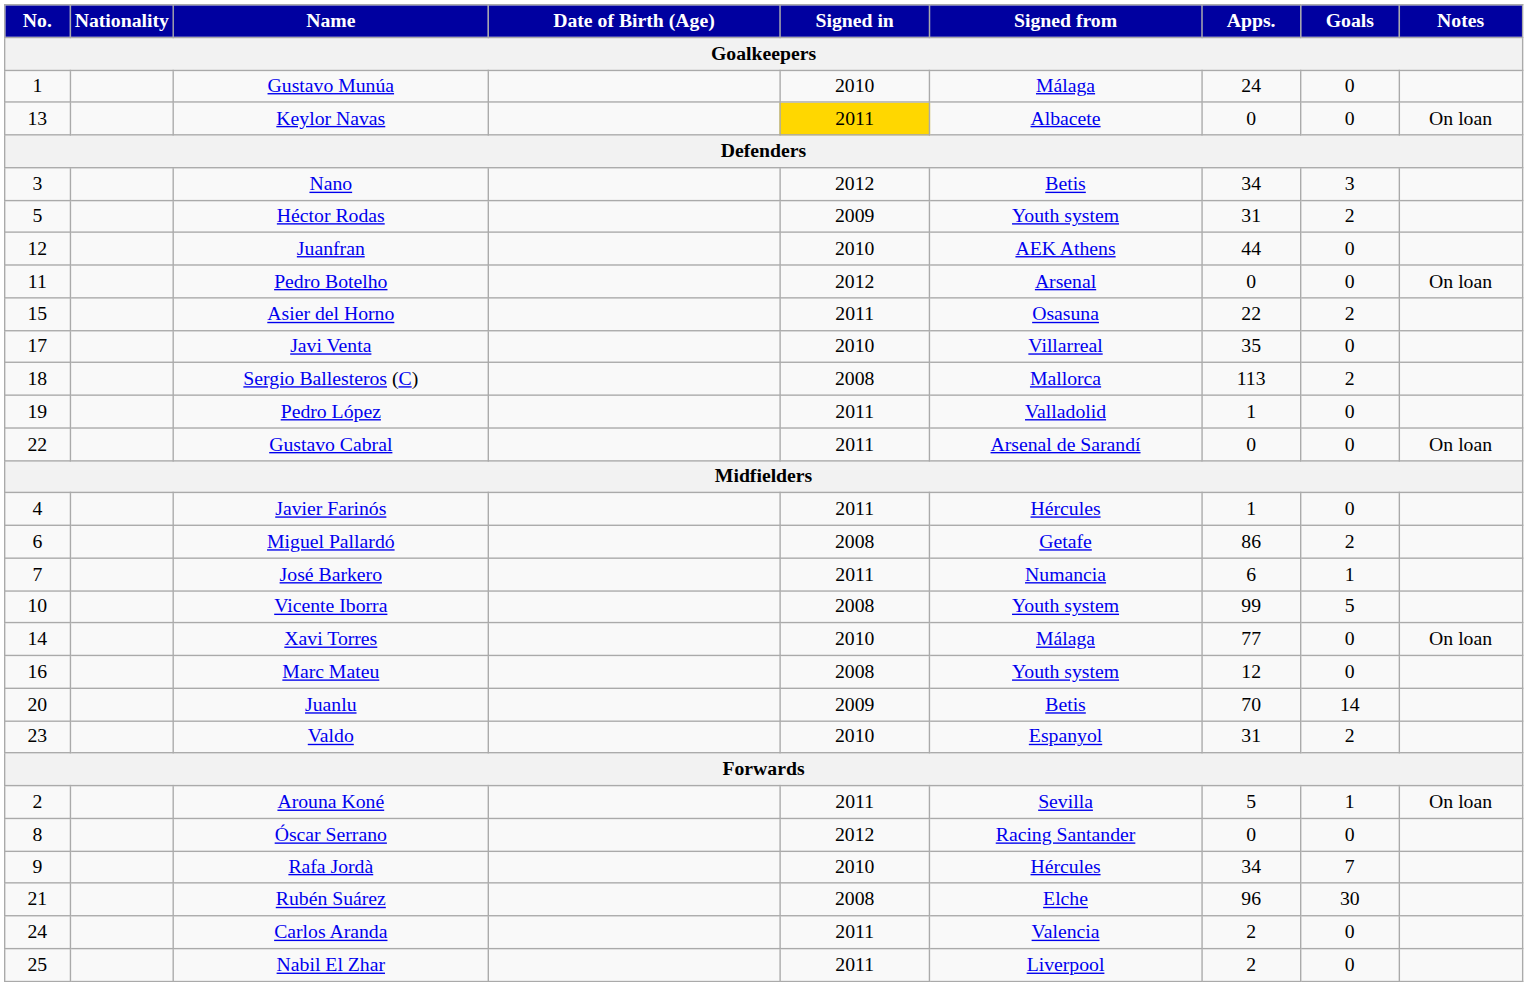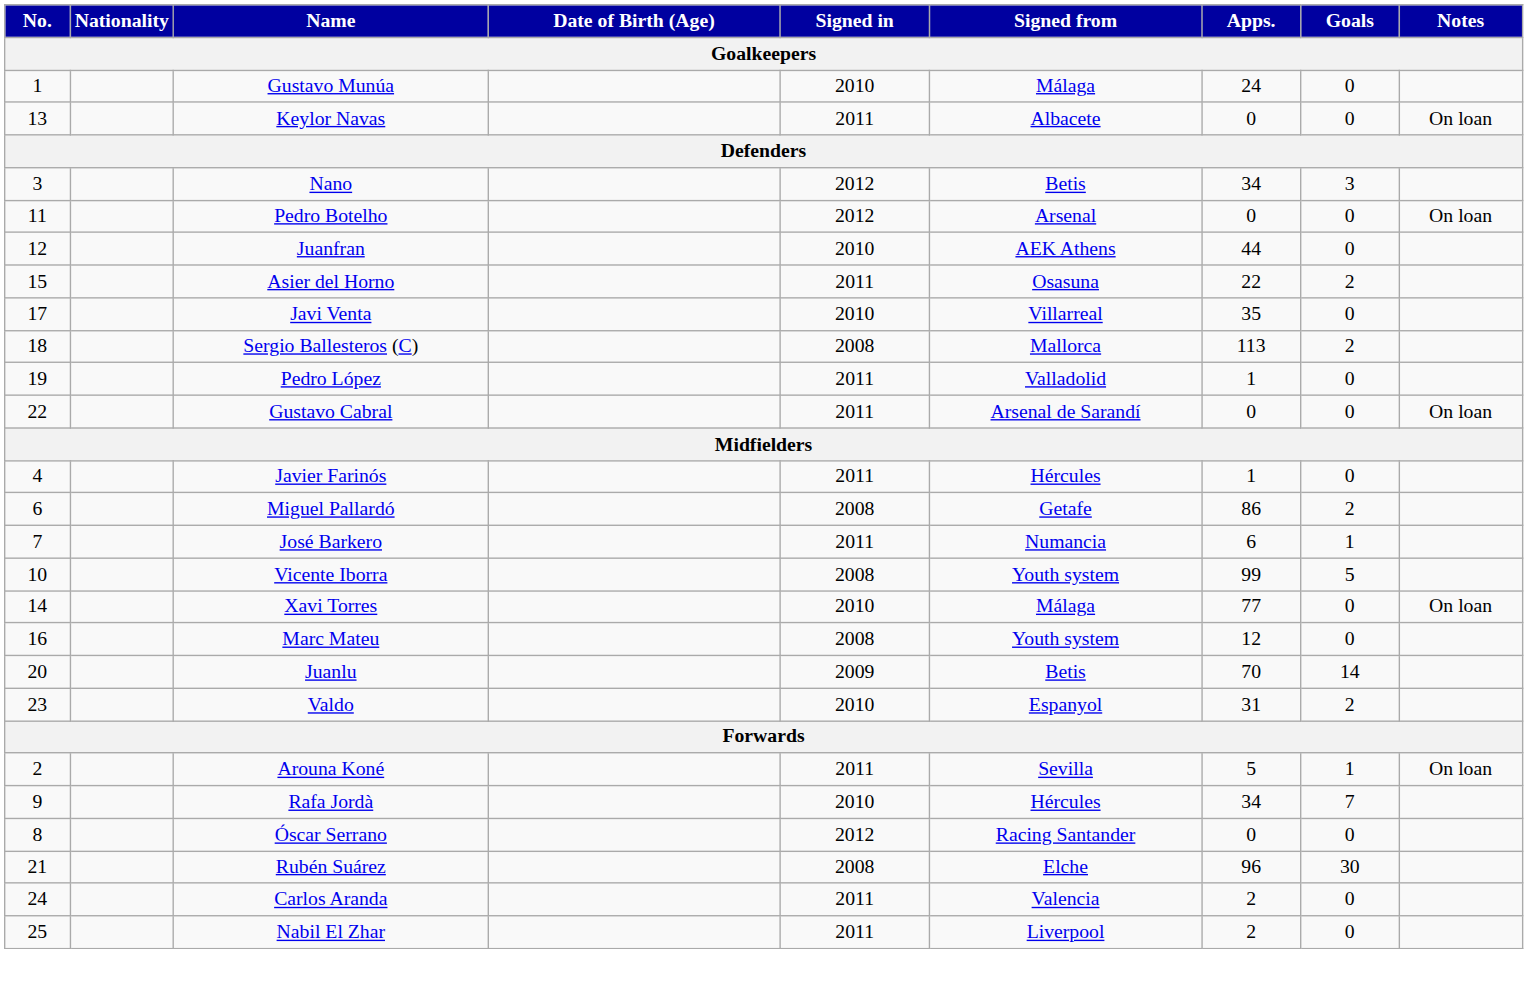(855, 118) gold background -> (855, 118) no background
- row: (331, 216)
rows swapped: (331, 281) <-> (331, 248)
rows swapped: (331, 834) <-> (331, 867)
